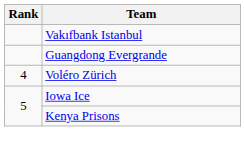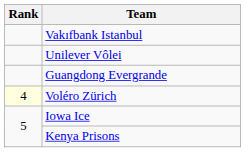+ row: (83, 55)
(23, 75) no background -> (23, 95) lightyellow background
